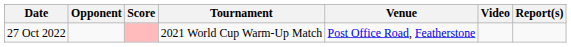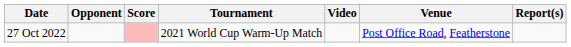columns swapped: (401, 13) <-> (495, 13)
